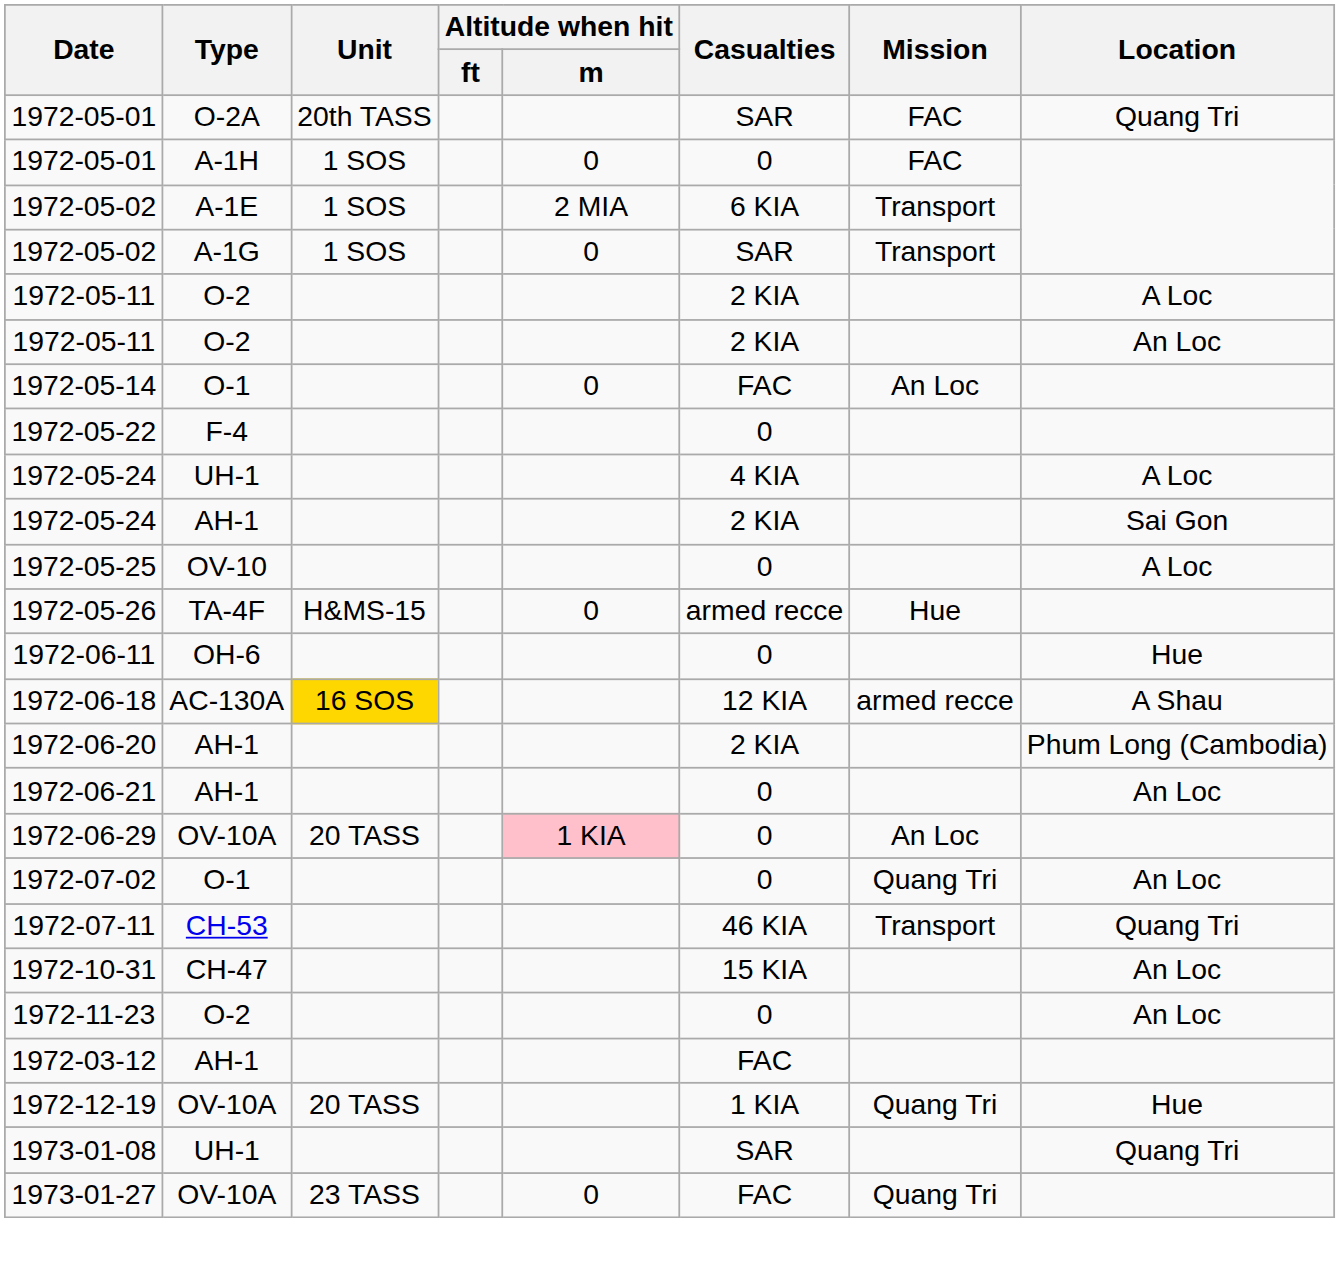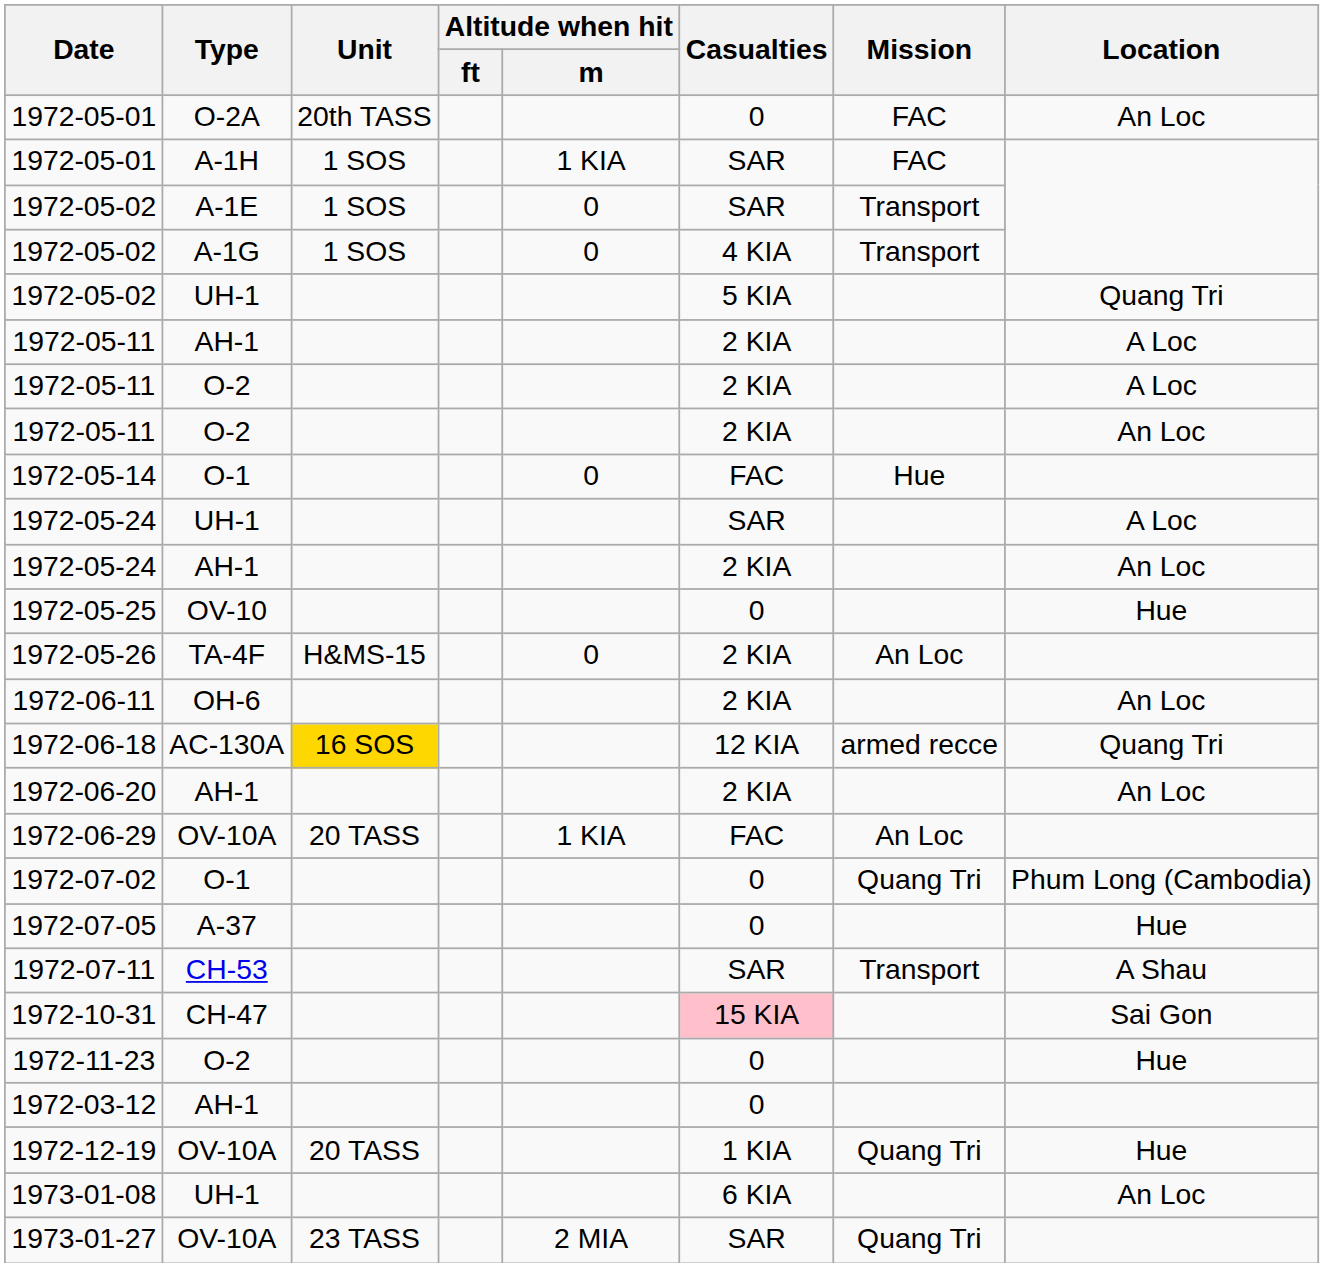(765, 116) SAR -> (757, 116) 0
(1177, 116) Quang Tri -> (1161, 116) An Loc
(591, 161) 0 -> (591, 161) 1 KIA
(765, 161) 0 -> (757, 161) SAR
(591, 206) 2 MIA -> (591, 206) 0
(765, 206) 6 KIA -> (757, 206) SAR
(765, 251) SAR -> (757, 251) 4 KIA
+ row: (84, 296)
+ row: (84, 341)
(935, 386) An Loc -> (919, 476) Hue
- row: (84, 431)
(765, 476) 4 KIA -> (757, 521) SAR
(1177, 521) Sai Gon -> (1161, 565) An Loc
(1177, 565) A Loc -> (1161, 610) Hue
(765, 610) armed recce -> (757, 655) 2 KIA
(935, 610) Hue -> (919, 655) An Loc
(765, 655) 0 -> (757, 700) 2 KIA
(1177, 655) Hue -> (1161, 700) An Loc
(1177, 700) A Shau -> (1161, 745) Quang Tri
(1177, 745) Phum Long (Cambodia) -> (1161, 790) An Loc
- row: (84, 790)
(591, 835) pink background -> (591, 835) no background
(765, 835) 0 -> (757, 835) FAC
(1177, 880) An Loc -> (1161, 880) Phum Long (Cambodia)
+ row: (84, 925)
(765, 925) 46 KIA -> (757, 970) SAR
(1177, 925) Quang Tri -> (1161, 970) A Shau
(765, 970) no background -> (757, 1015) pink background
(1177, 970) An Loc -> (1161, 1015) Sai Gon
(1177, 1015) An Loc -> (1161, 1059) Hue
(765, 1059) FAC -> (757, 1104) 0
(765, 1149) SAR -> (757, 1194) 6 KIA
(1177, 1149) Quang Tri -> (1161, 1194) An Loc
(591, 1194) 0 -> (591, 1239) 2 MIA
(765, 1194) FAC -> (757, 1239) SAR
